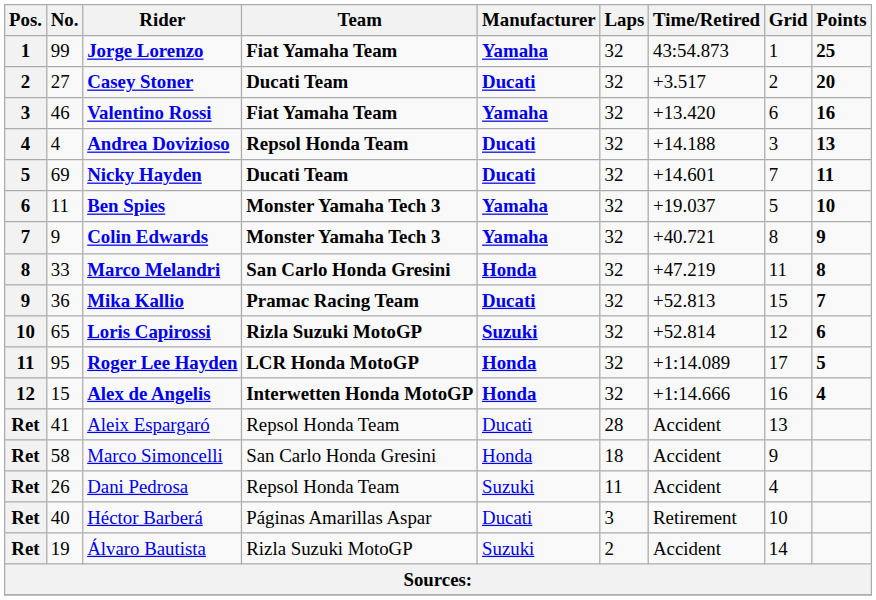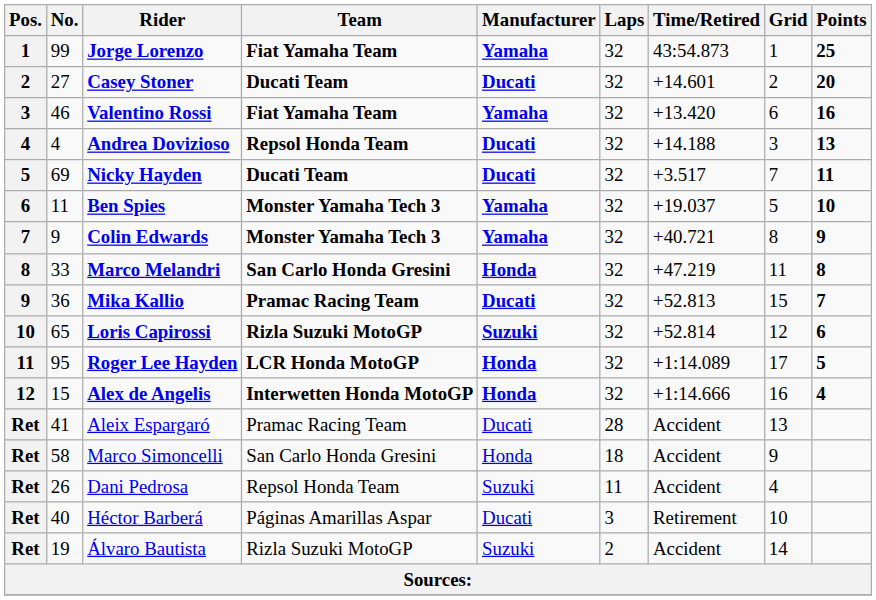(680, 82) +3.517 -> (684, 82) +14.601
(684, 175) +14.601 -> (680, 175) +3.517
(323, 424) Repsol Honda Team -> (326, 424) Pramac Racing Team
